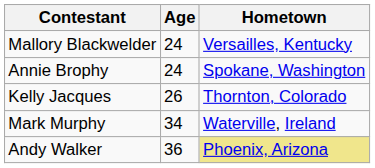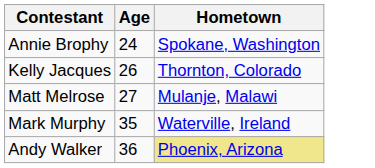- row: (82, 44)
+ row: (56, 96)
(173, 123) 34 -> (128, 123) 35
